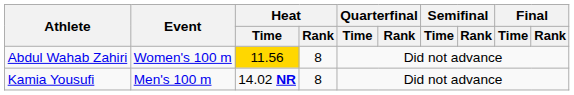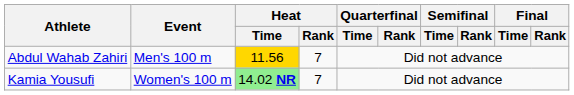(183, 58) Women's 100 m -> (173, 58) Men's 100 m
(318, 58) 8 -> (318, 58) 7
(173, 79) Men's 100 m -> (183, 79) Women's 100 m
(267, 79) no background -> (267, 79) lightgreen background
(318, 79) 8 -> (318, 79) 7
